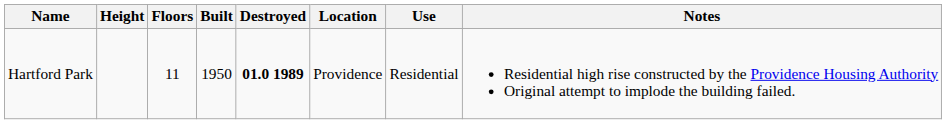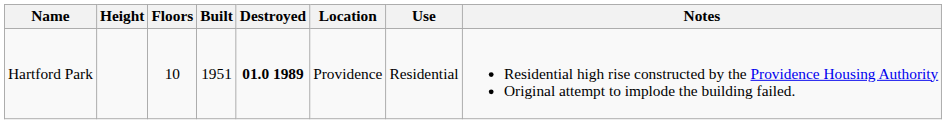(172, 73) 11 -> (172, 73) 10
(217, 73) 1950 -> (217, 73) 1951
